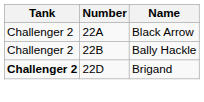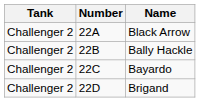+ row: (150, 69)
(42, 69) bold -> (40, 87) normal
